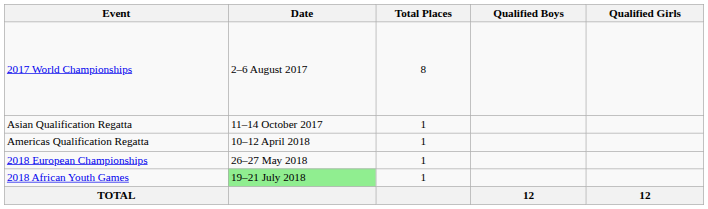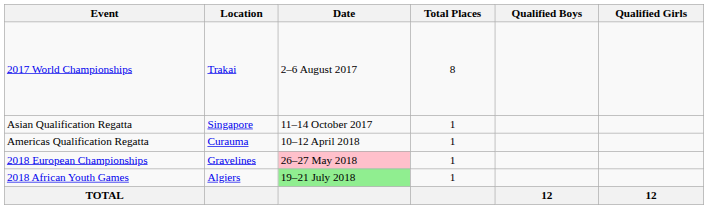+ column: (241, 13)
(269, 160) no background -> (319, 160) pink background
